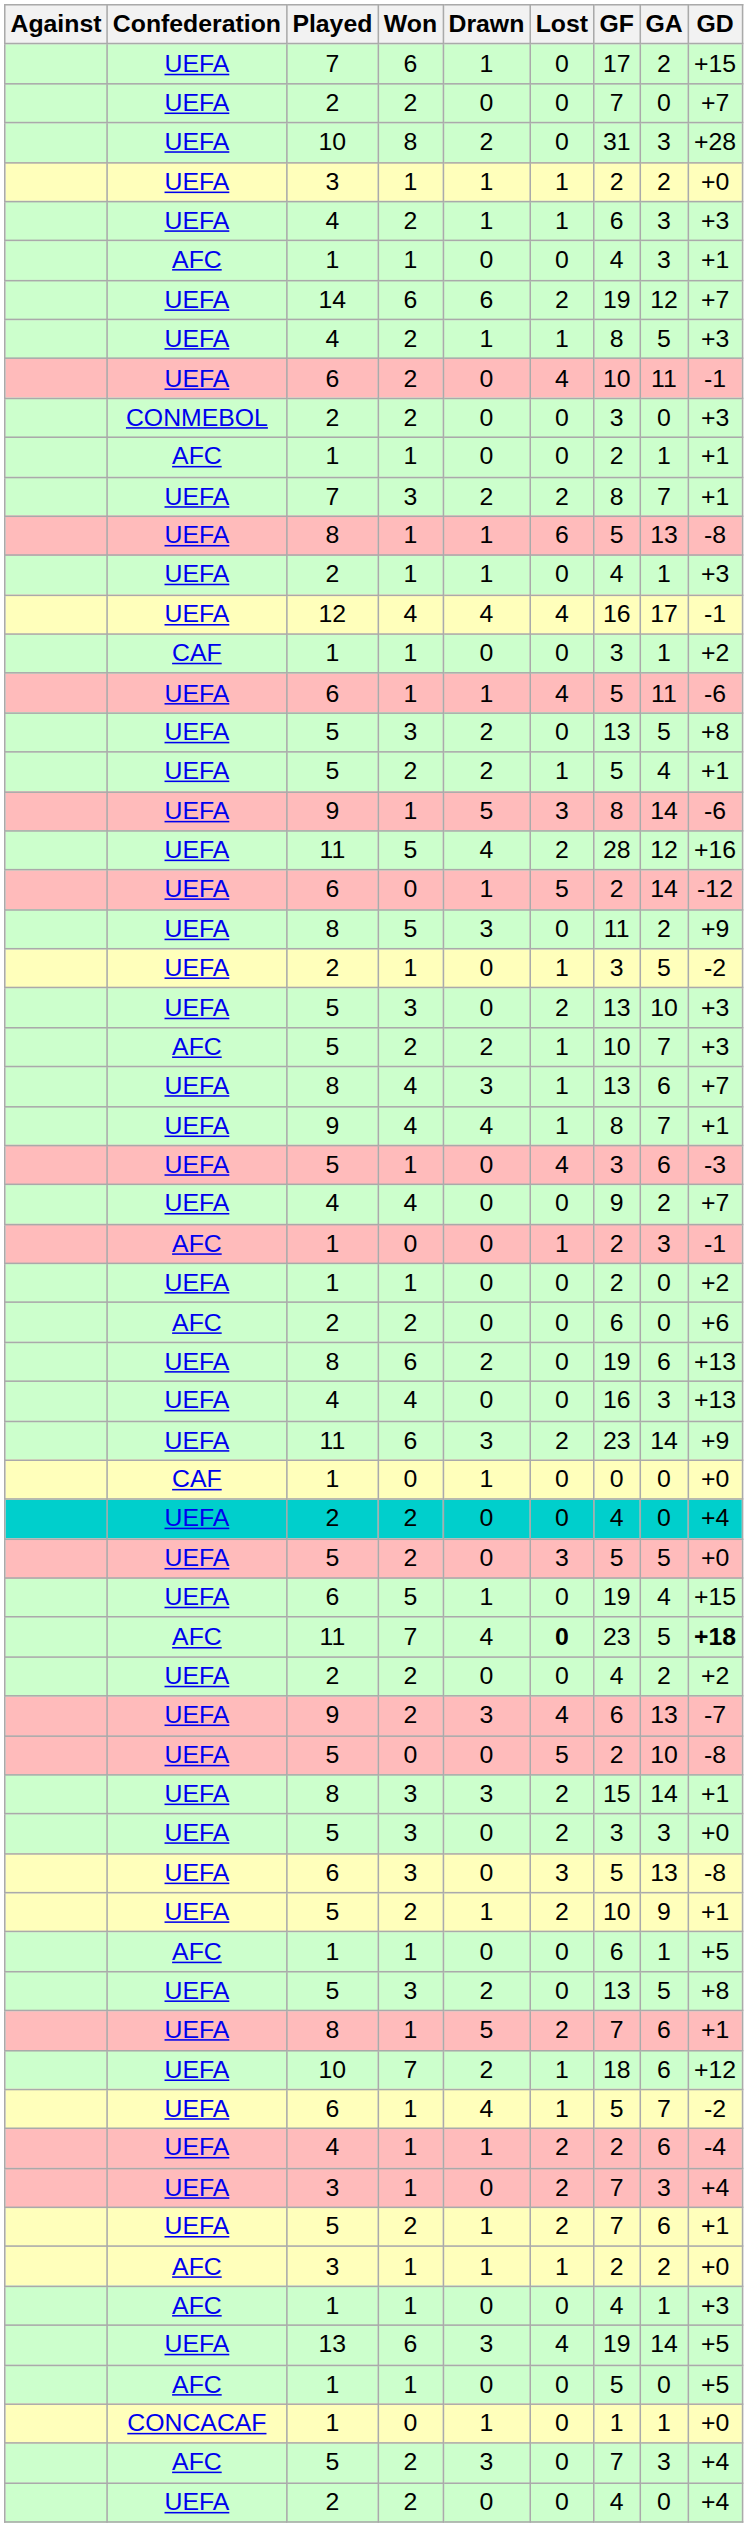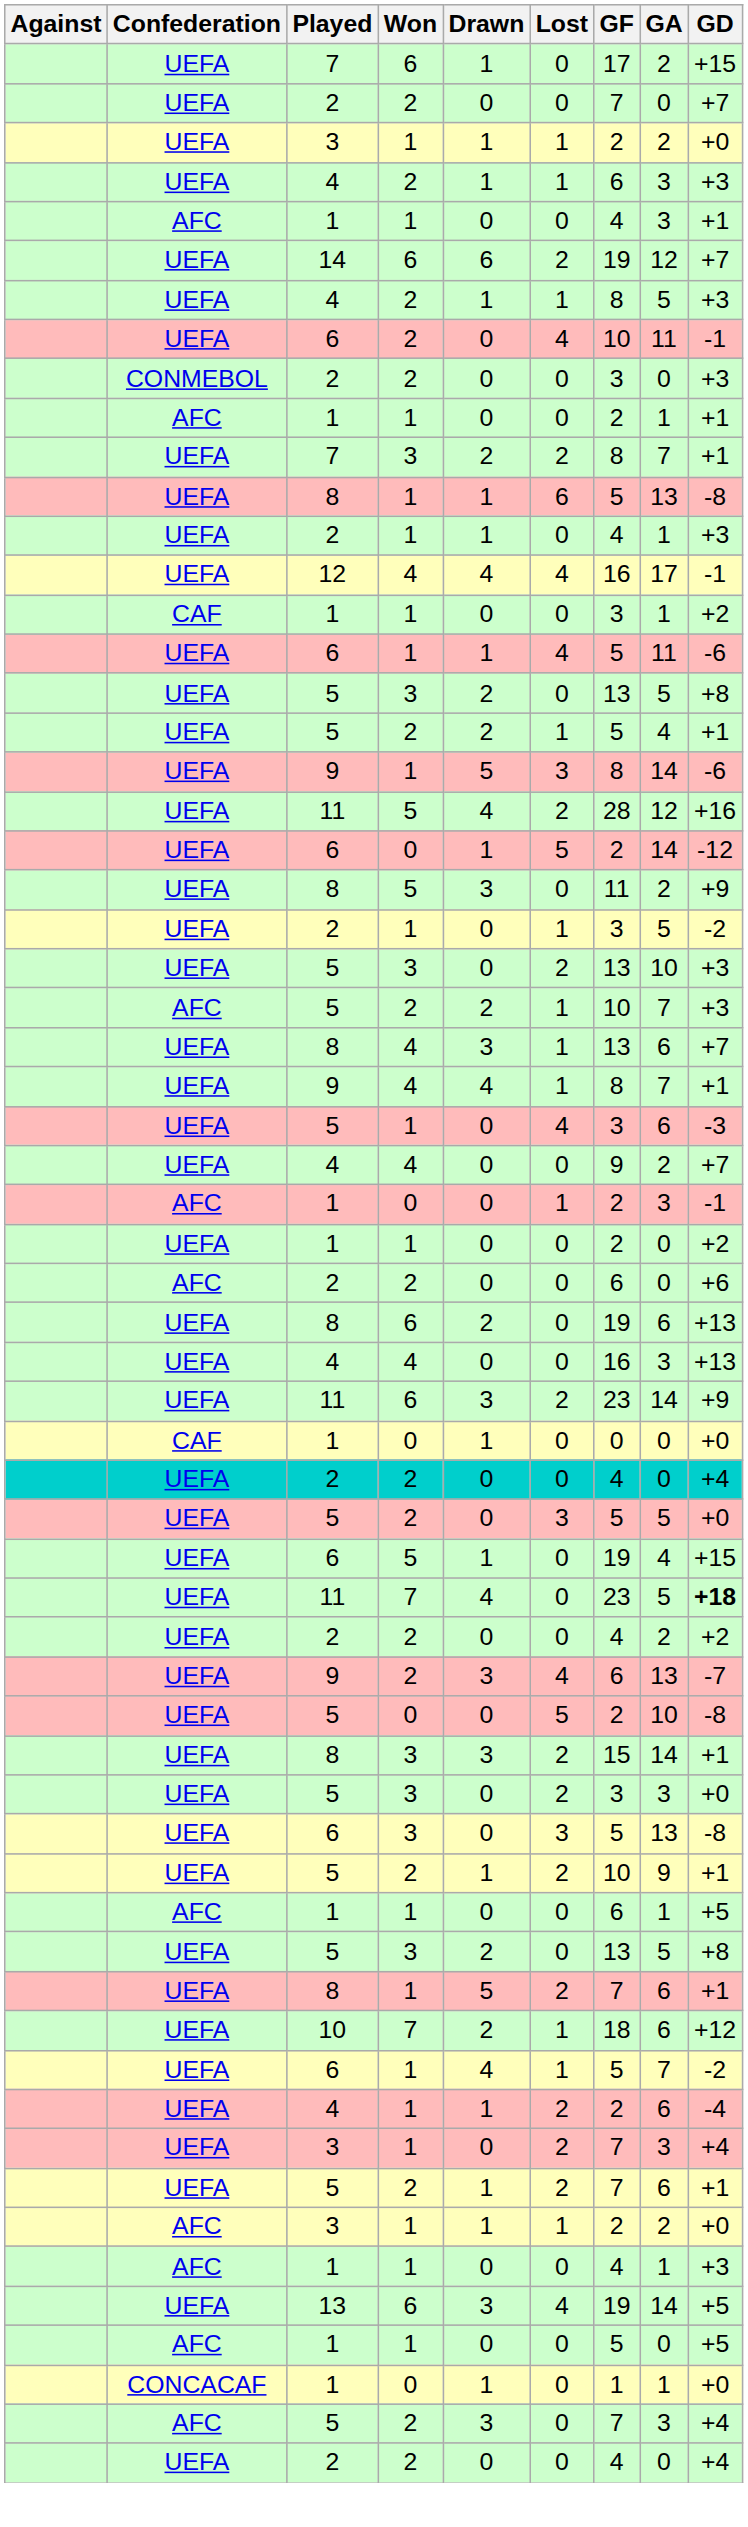- row: (332, 142)
(197, 1636) AFC -> (197, 1597) UEFA
(562, 1636) bold -> (562, 1597) normal
